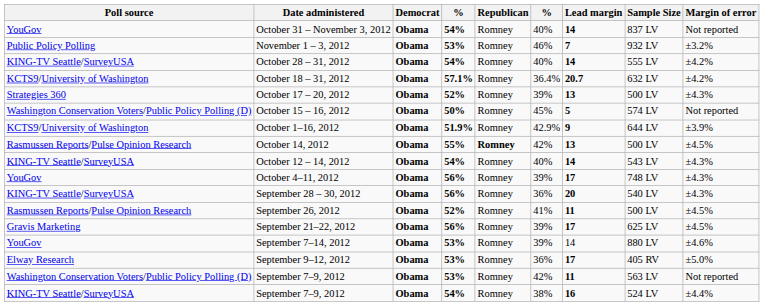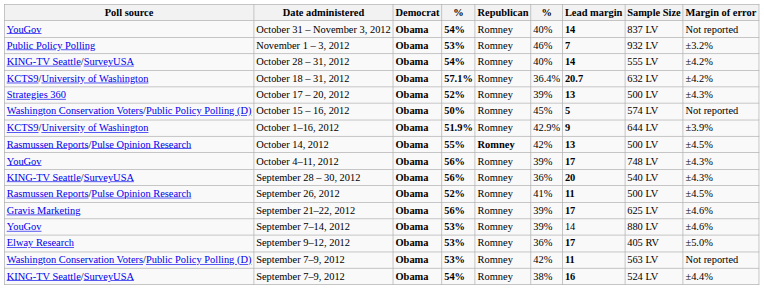- row: (70, 161)
(699, 227) ±4.5% -> (699, 210) ±4.6%
